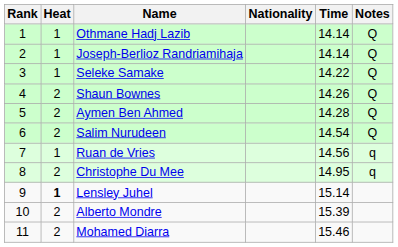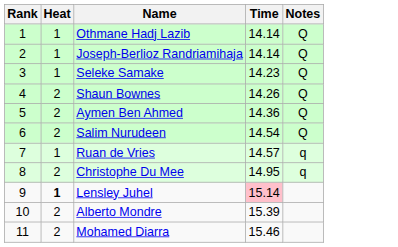- column: (280, 14)
(334, 73) 14.22 -> (264, 73) 14.23
(334, 113) 14.28 -> (264, 113) 14.36
(334, 152) 14.56 -> (264, 152) 14.57
(334, 192) no background -> (264, 192) pink background
